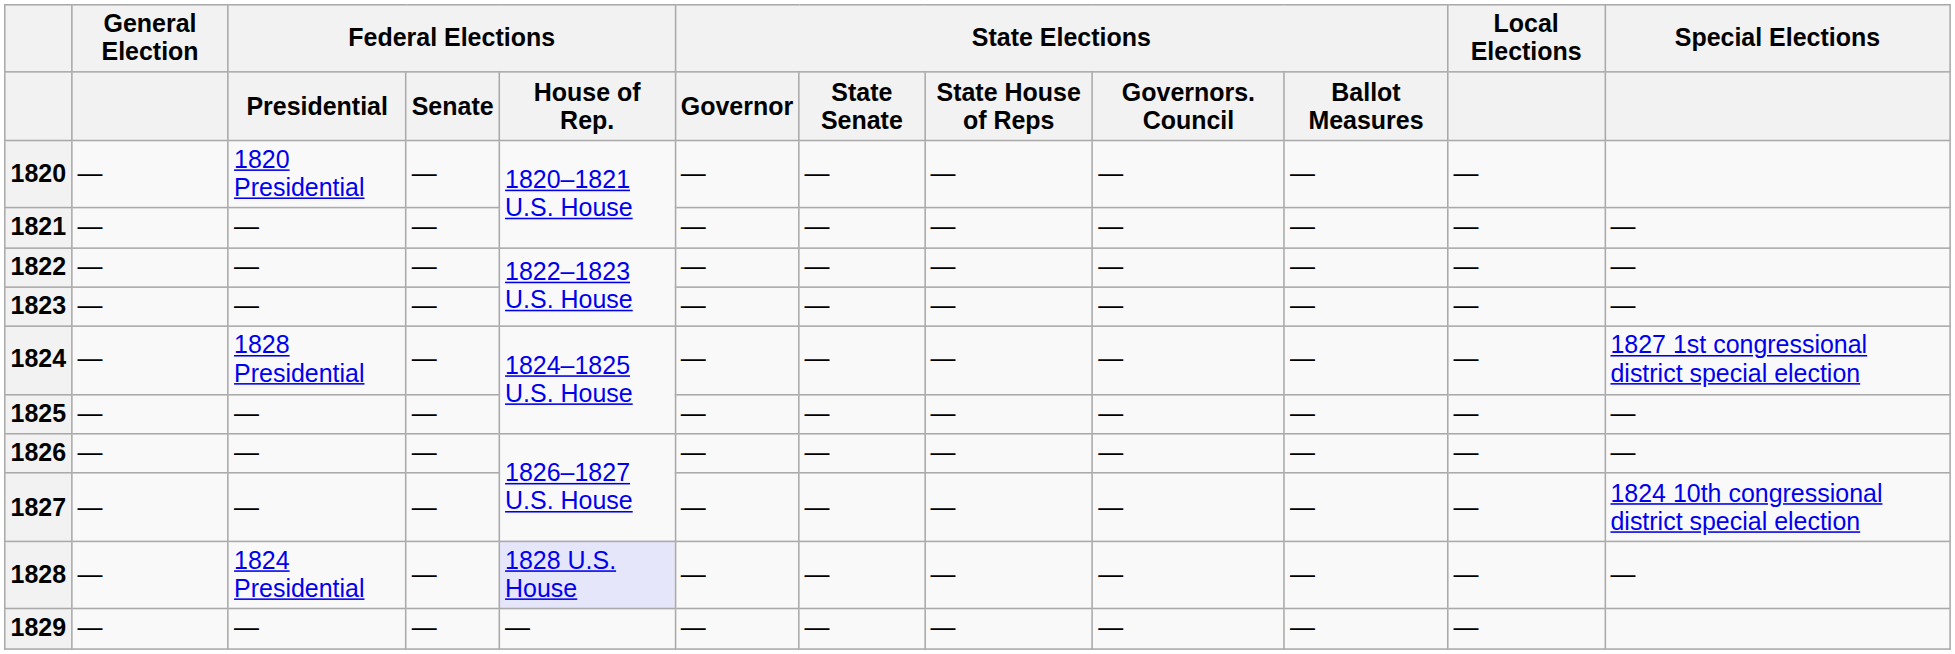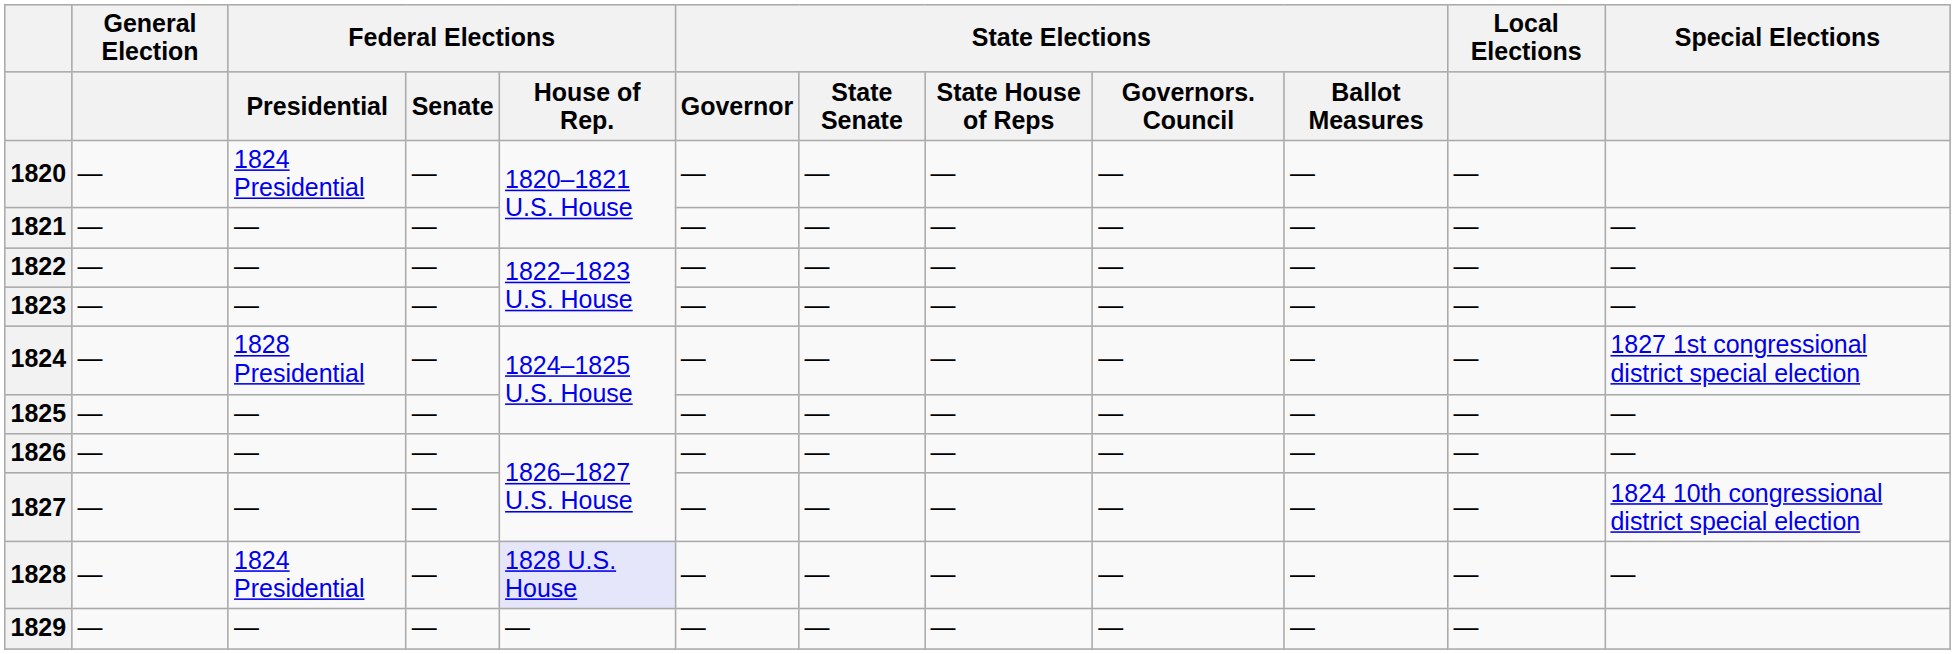(299, 173) 1820 Presidential -> (299, 173) 1824 Presidential
